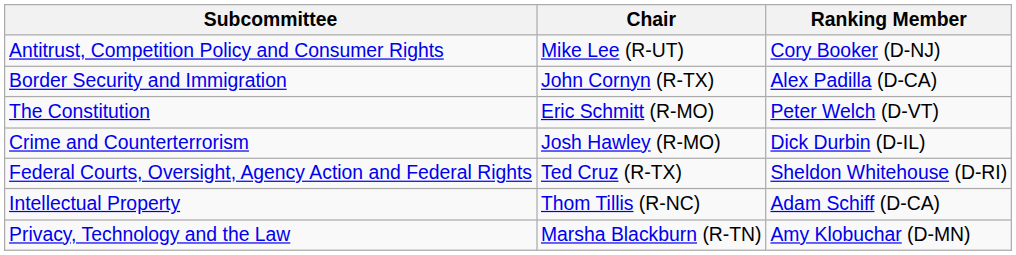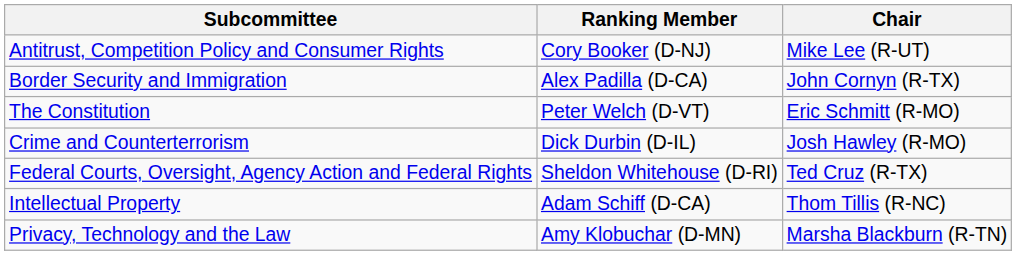columns swapped: (651, 19) <-> (889, 19)
